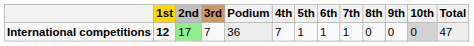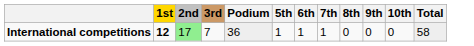- column: (284, 13)
(414, 31) lightgrey background -> (391, 31) no background
(446, 31) 47 -> (423, 31) 58
